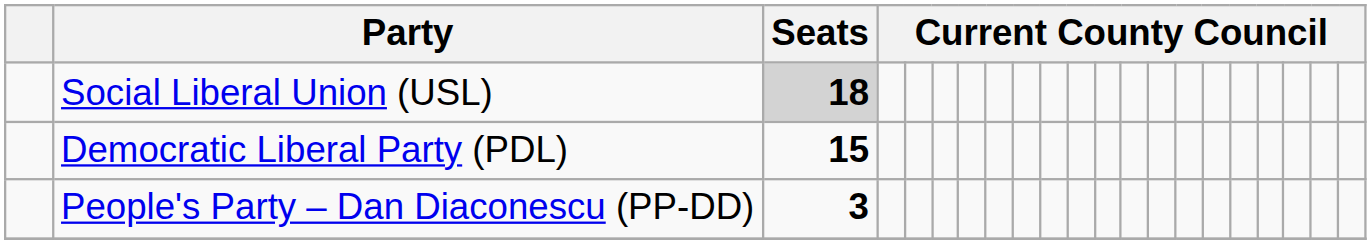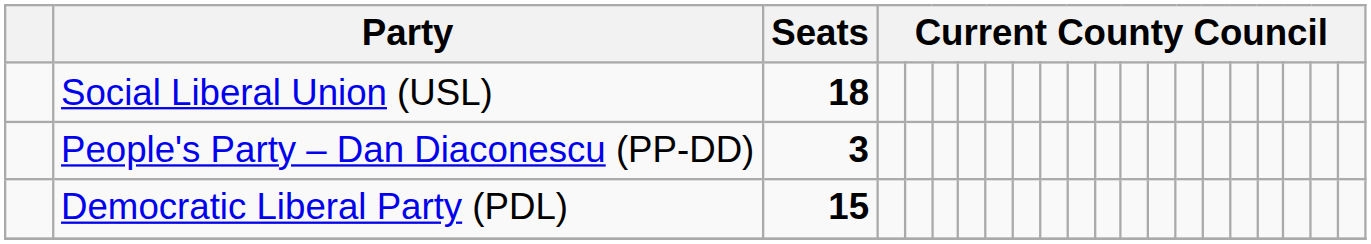(849, 91) lightgrey background -> (849, 91) no background
rows swapped: (315, 149) <-> (408, 207)
